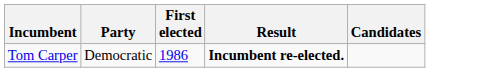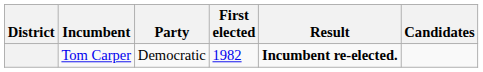+ column: (31, 32)
(173, 55) 1986 -> (227, 55) 1982
